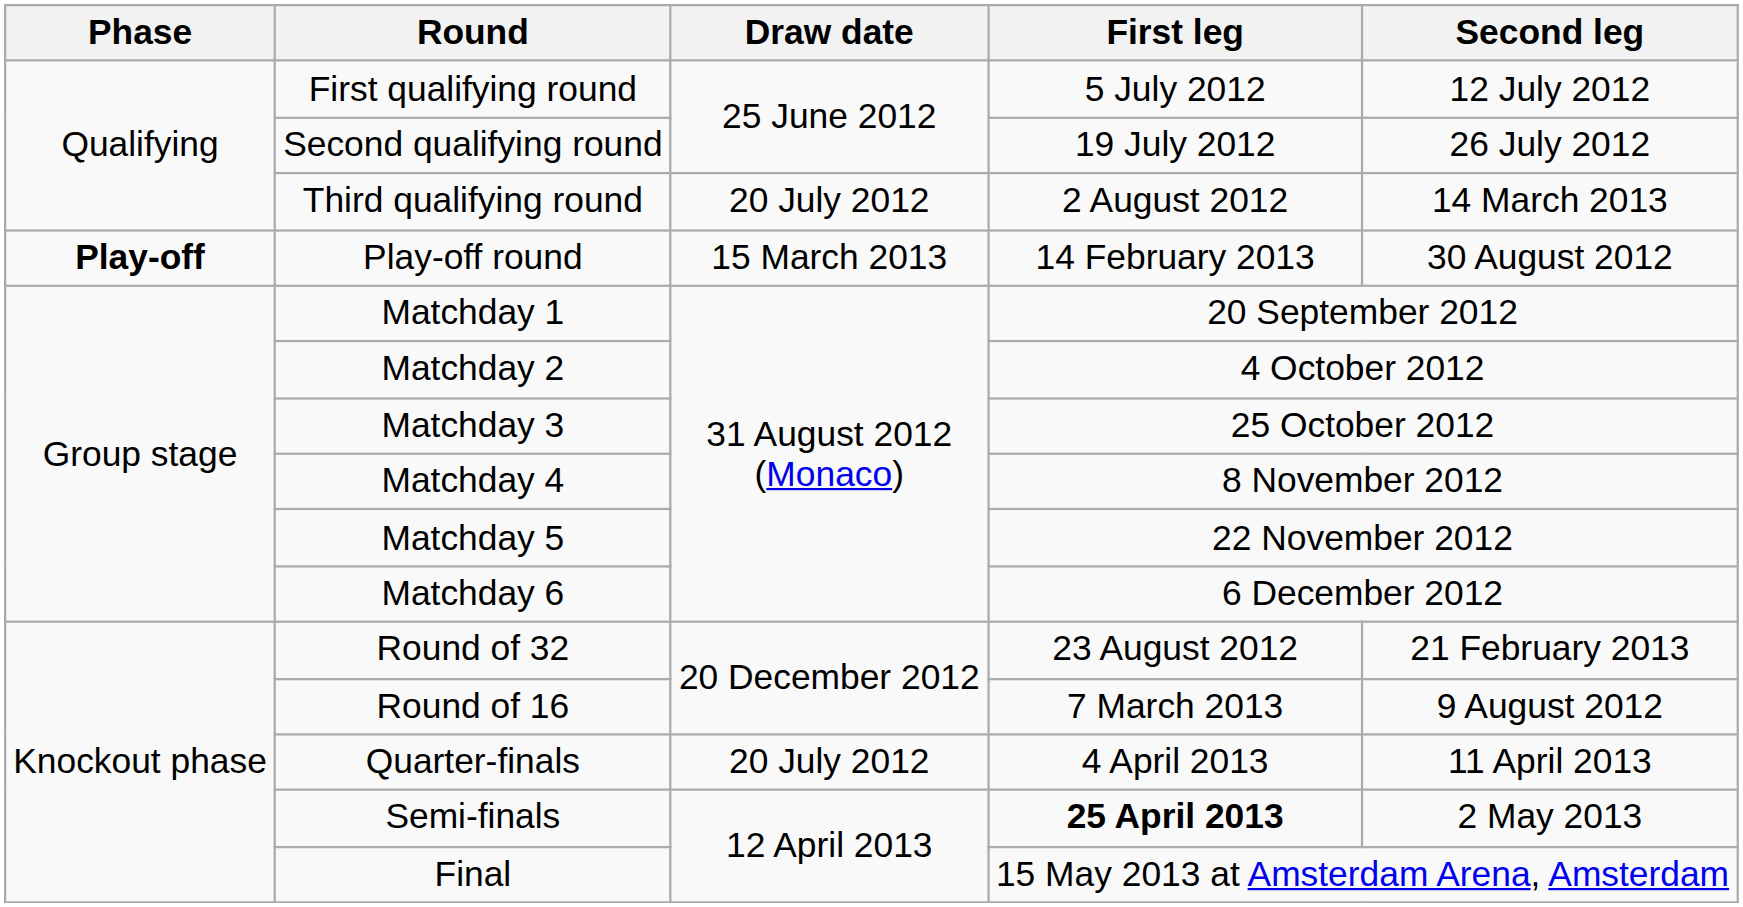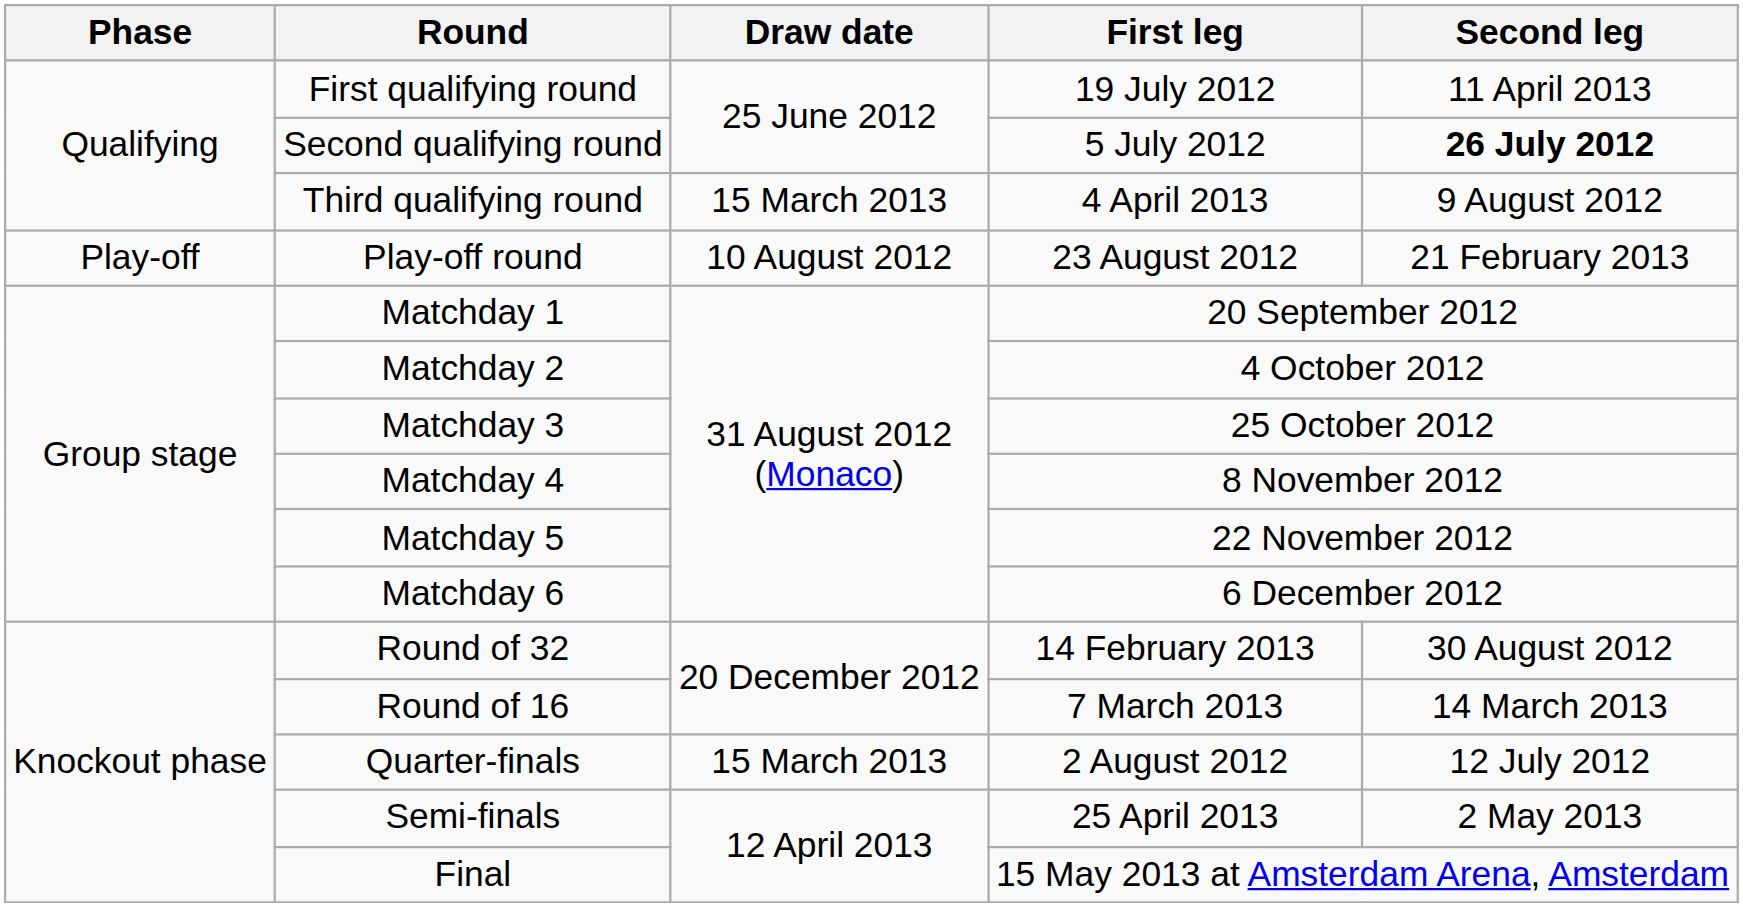(1175, 88) 5 July 2012 -> (1175, 88) 19 July 2012
(1550, 88) 12 July 2012 -> (1550, 88) 11 April 2013
(1175, 144) 19 July 2012 -> (1175, 144) 5 July 2012
(1550, 144) normal -> (1550, 144) bold
(829, 200) 20 July 2012 -> (829, 200) 15 March 2013
(1175, 200) 2 August 2012 -> (1175, 200) 4 April 2013
(1550, 200) 14 March 2013 -> (1550, 200) 9 August 2012
(140, 256) bold -> (140, 256) normal
(829, 256) 15 March 2013 -> (829, 256) 10 August 2012
(1175, 256) 14 February 2013 -> (1175, 256) 23 August 2012
(1550, 256) 30 August 2012 -> (1550, 256) 21 February 2013
(1175, 649) 23 August 2012 -> (1175, 649) 14 February 2013
(1550, 649) 21 February 2013 -> (1550, 649) 30 August 2012
(1550, 705) 9 August 2012 -> (1550, 705) 14 March 2013
(829, 761) 20 July 2012 -> (829, 761) 15 March 2013
(1175, 761) 4 April 2013 -> (1175, 761) 2 August 2012
(1550, 761) 11 April 2013 -> (1550, 761) 12 July 2012
(1175, 817) bold -> (1175, 817) normal
